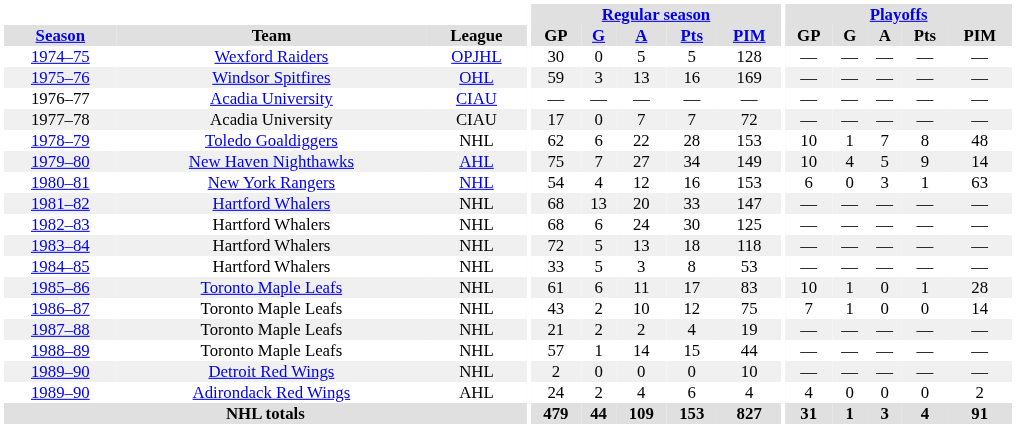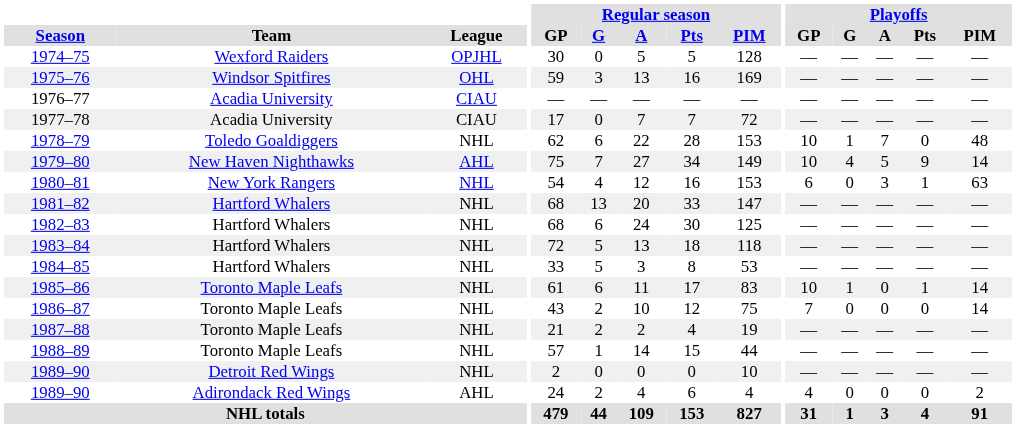(925, 140) 8 -> (925, 140) 0
(980, 287) 28 -> (980, 287) 14
(850, 308) 1 -> (850, 308) 0
